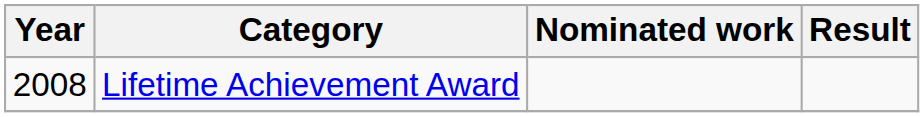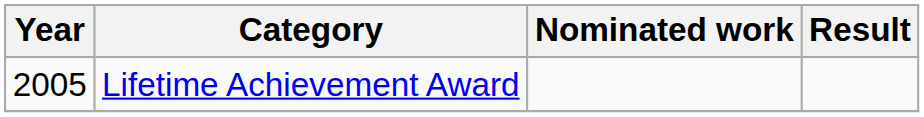(50, 83) 2008 -> (50, 83) 2005
